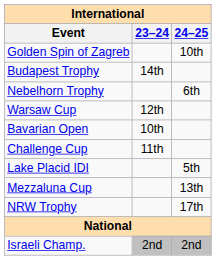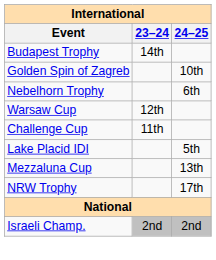rows swapped: (53, 71) <-> (68, 52)
- row: (48, 129)
